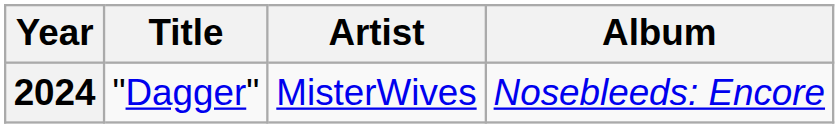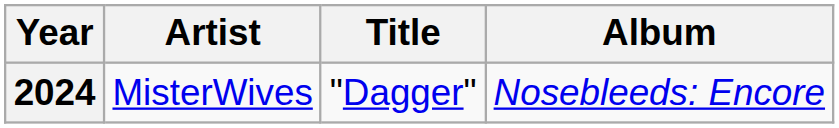columns swapped: (376, 33) <-> (186, 33)
